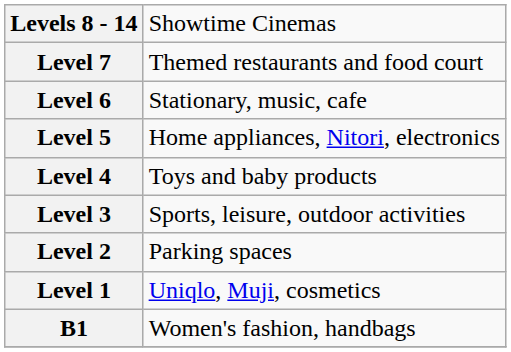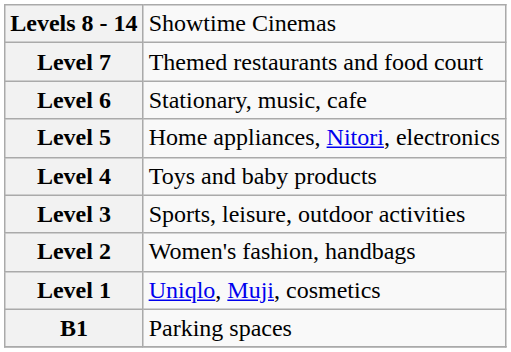(220, 251) Parking spaces -> (282, 251) Women's fashion, handbags
(282, 328) Women's fashion, handbags -> (220, 328) Parking spaces
